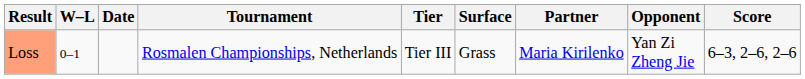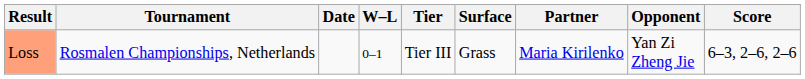columns swapped: (77, 17) <-> (270, 17)
